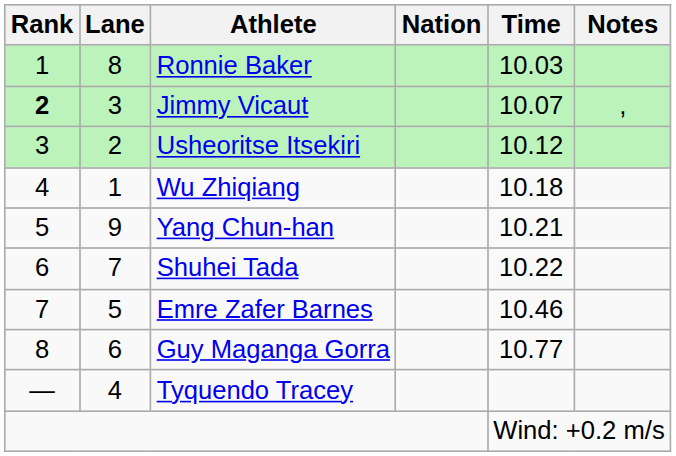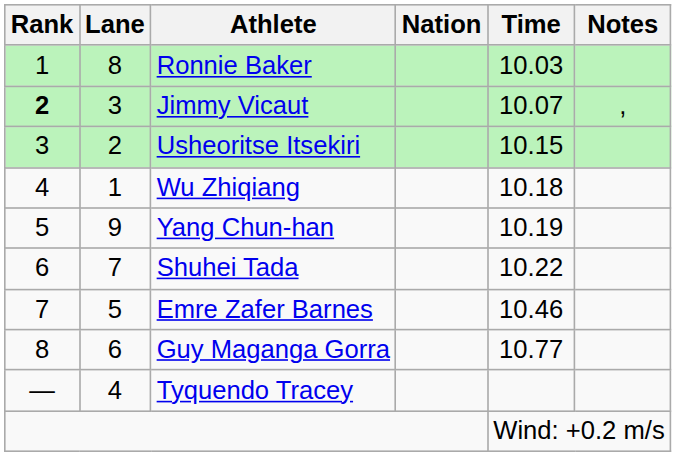(531, 146) 10.12 -> (531, 146) 10.15
(531, 227) 10.21 -> (531, 227) 10.19
